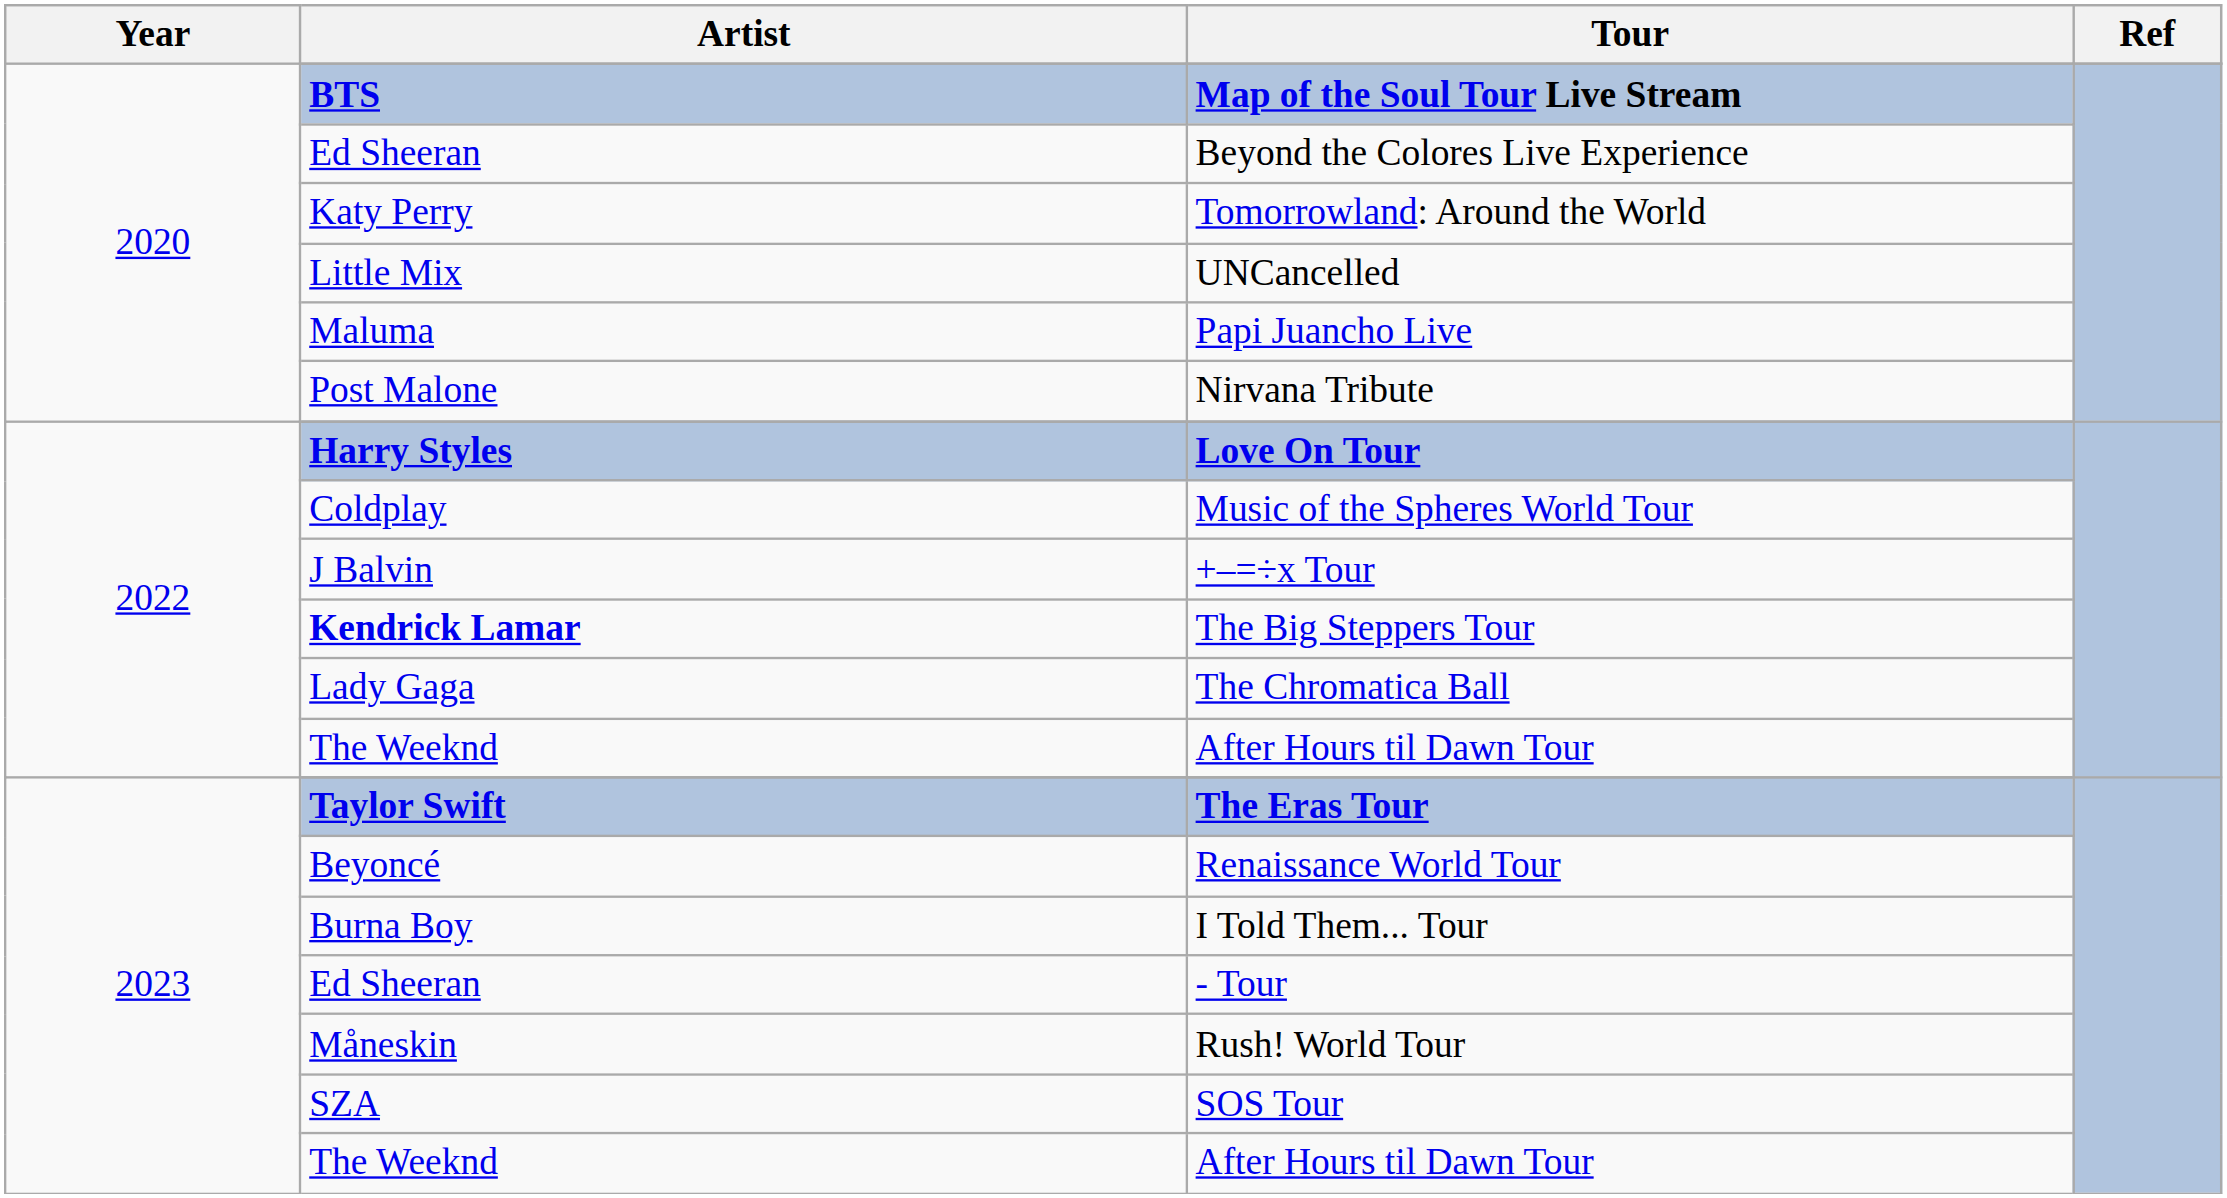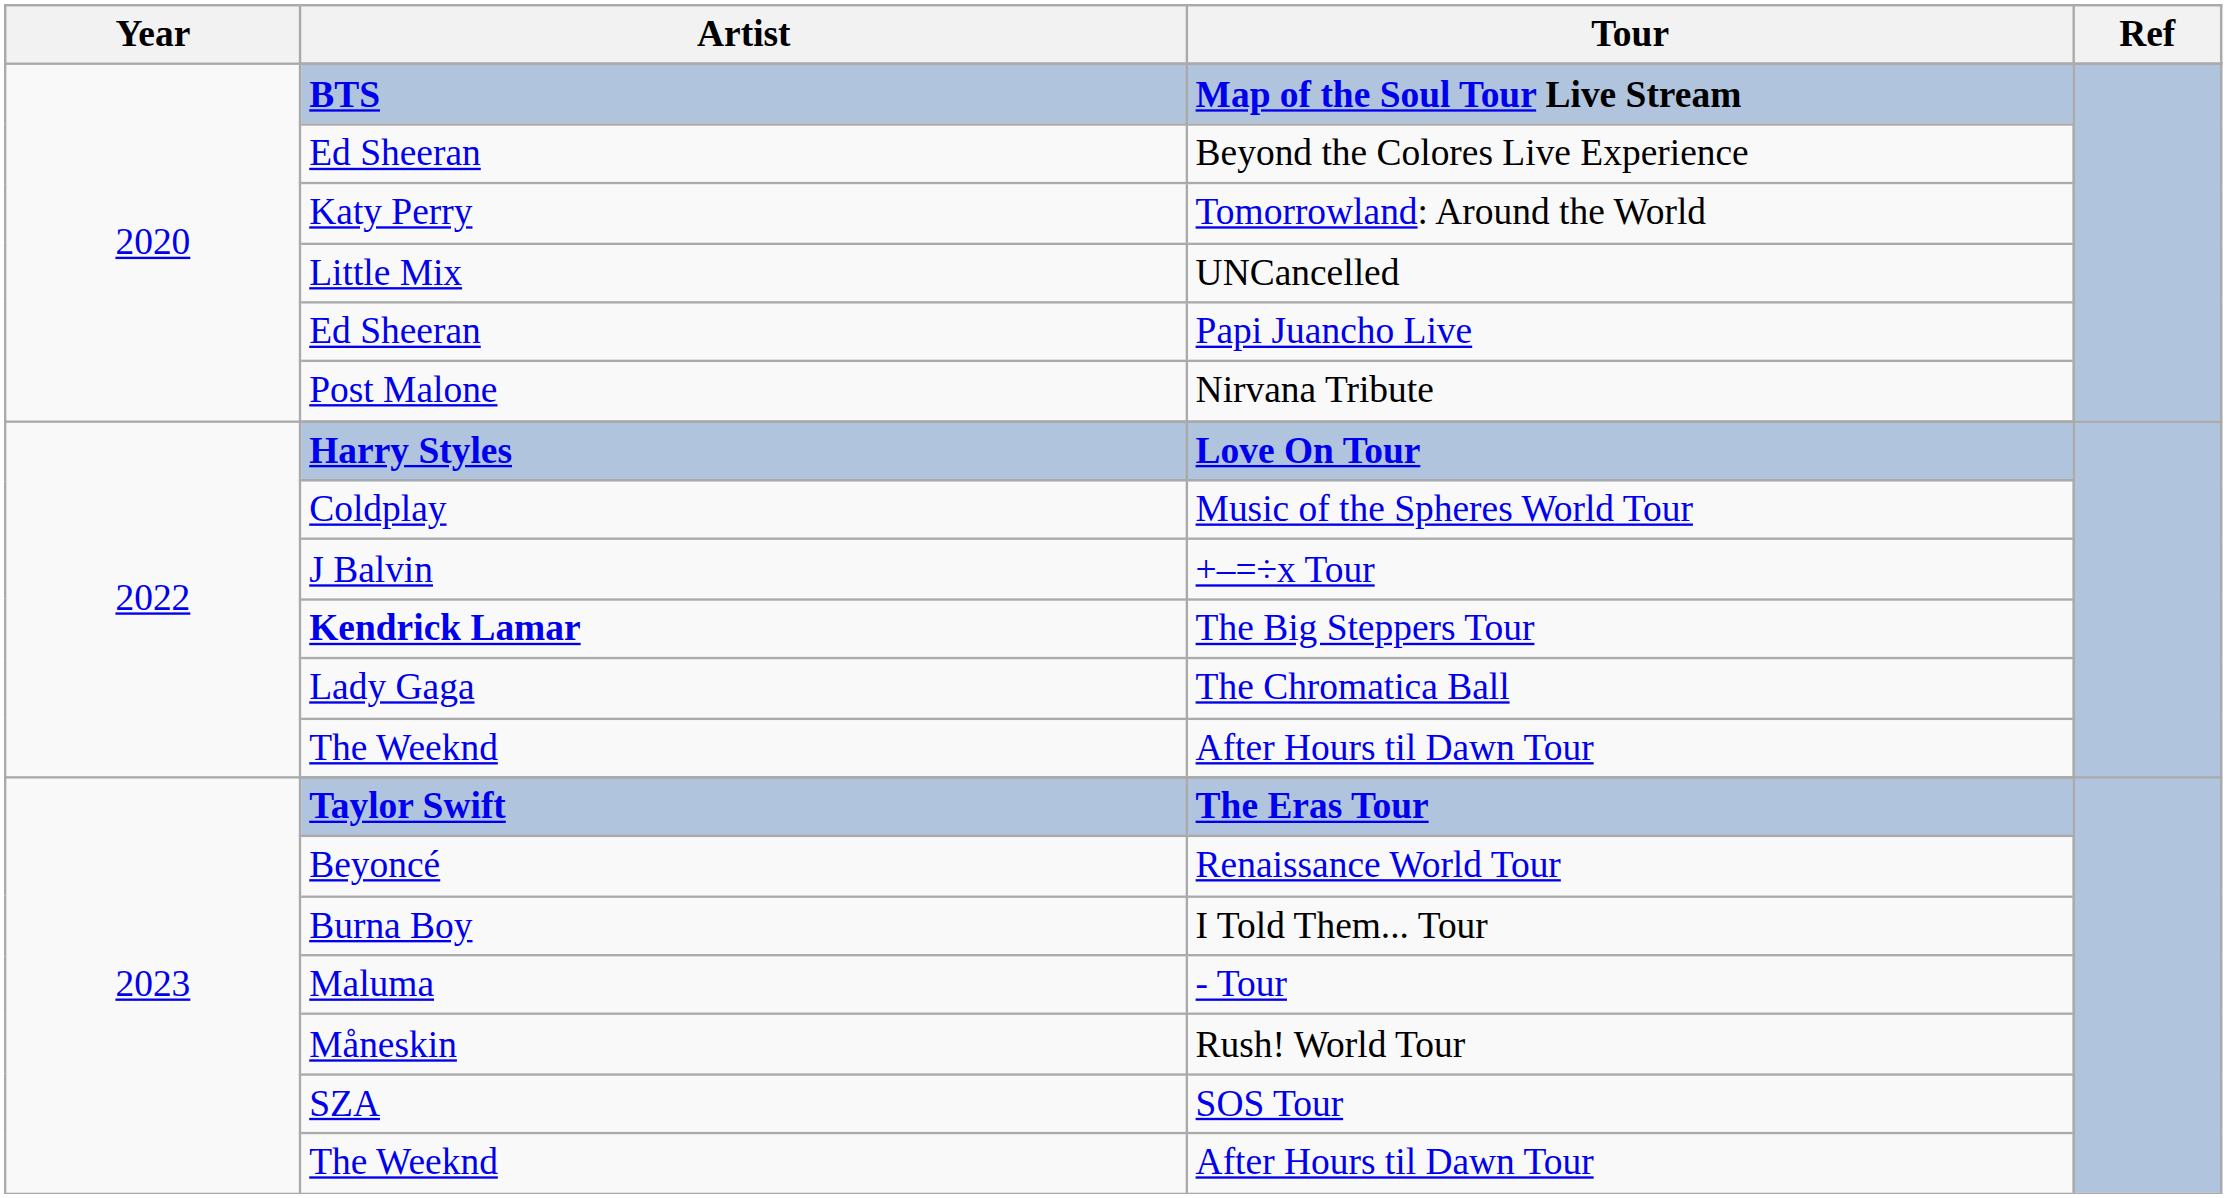(372, 331) Maluma -> (395, 331) Ed Sheeran
(395, 984) Ed Sheeran -> (372, 984) Maluma
